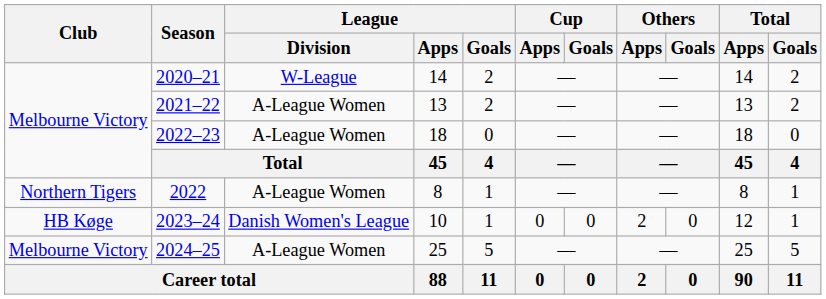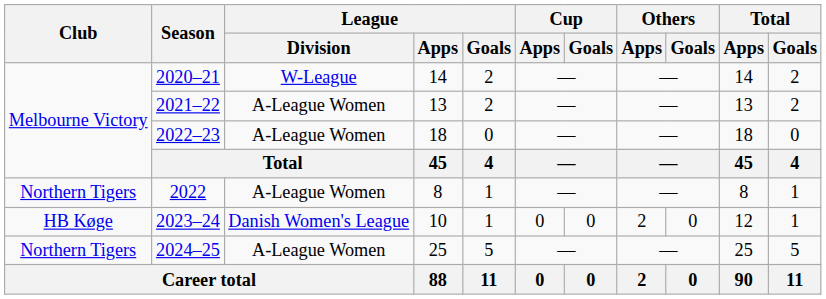(78, 250) Melbourne Victory -> (78, 250) Northern Tigers
